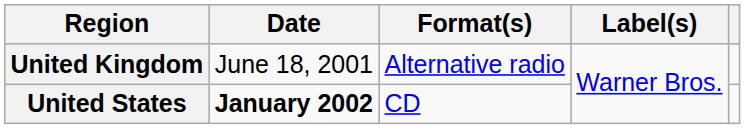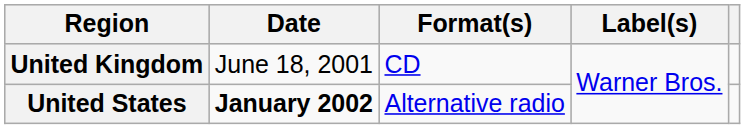(475, 63) Alternative radio -> (403, 63) CD
(403, 103) CD -> (475, 103) Alternative radio
